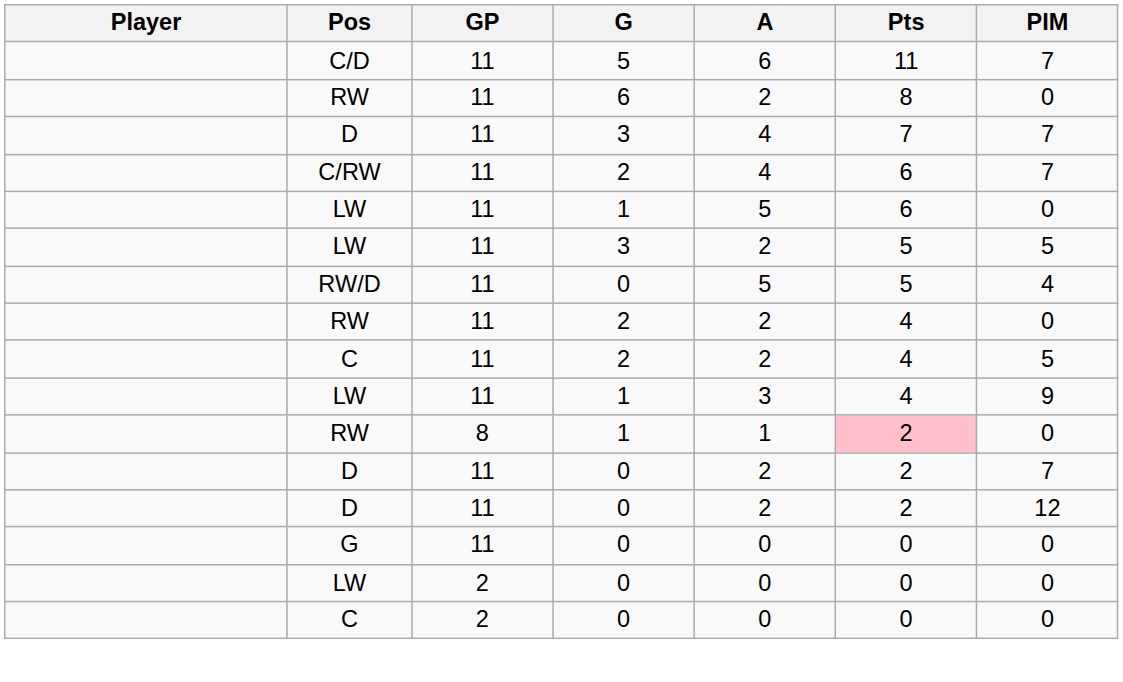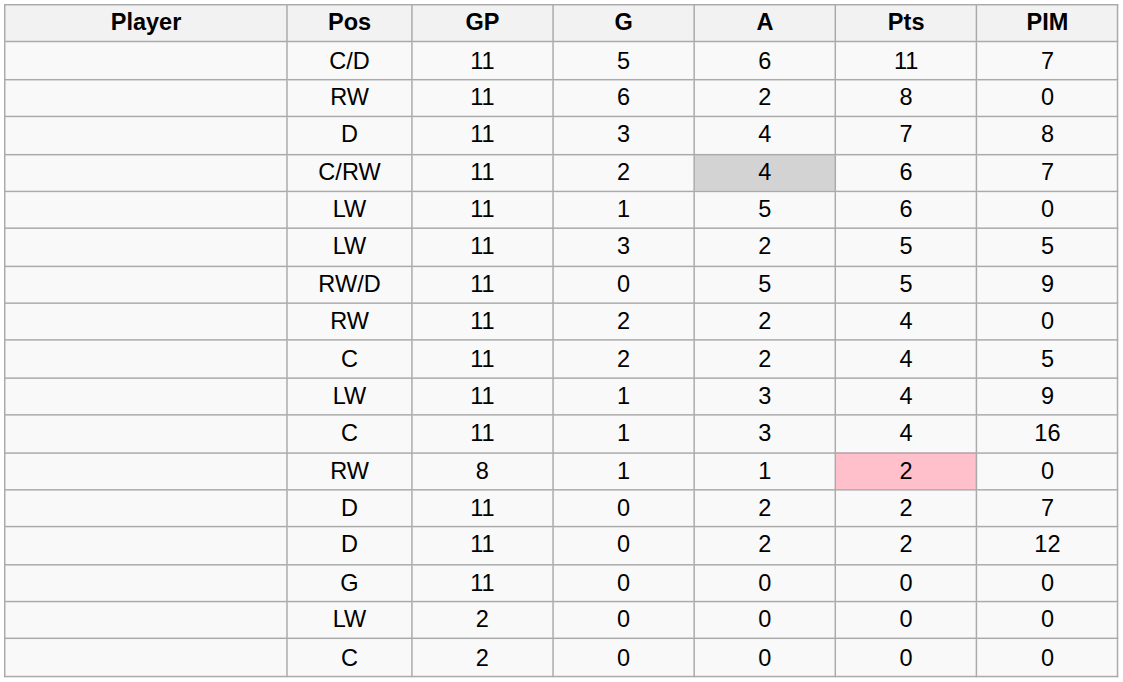(1047, 135) 7 -> (1047, 135) 8
(765, 172) no background -> (765, 172) lightgrey background
(1047, 284) 4 -> (1047, 284) 9
+ row: (350, 433)
